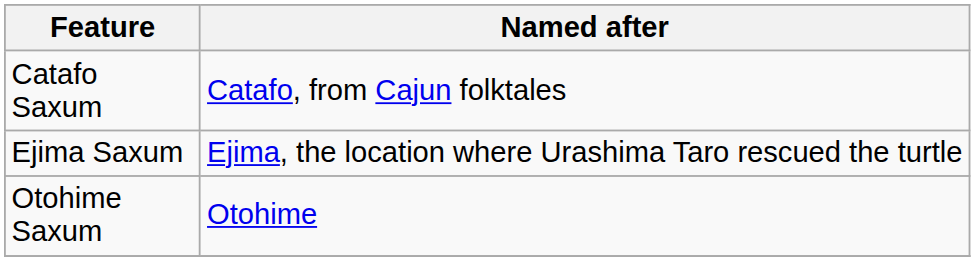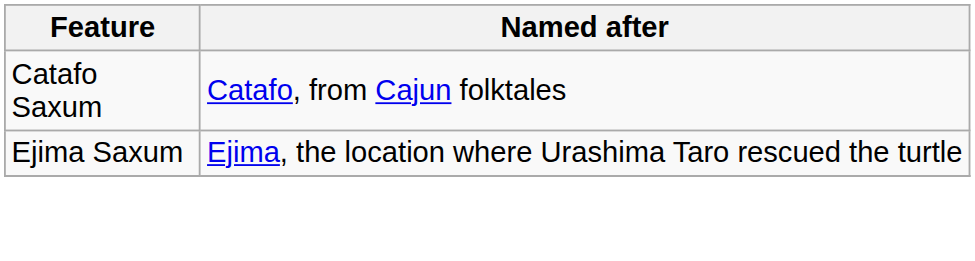- row: (67, 215)
